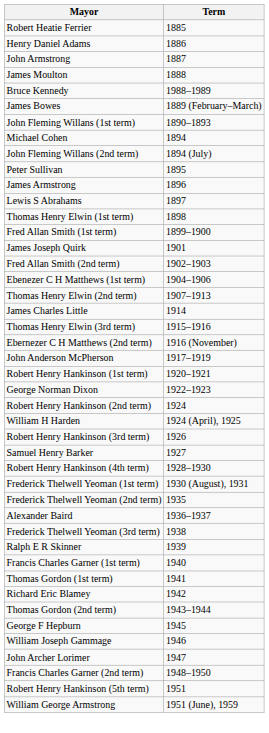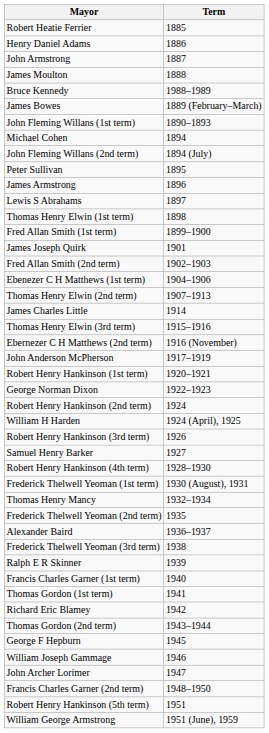+ row: (51, 500)
